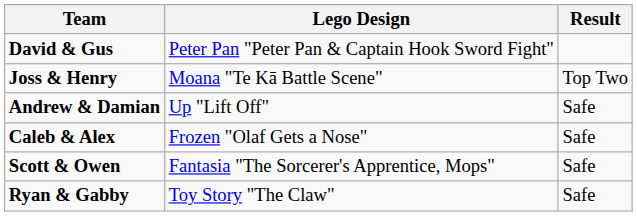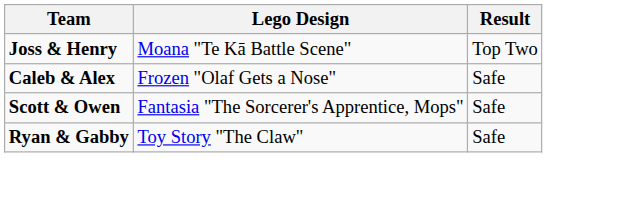- row: (61, 48)
- row: (84, 107)
